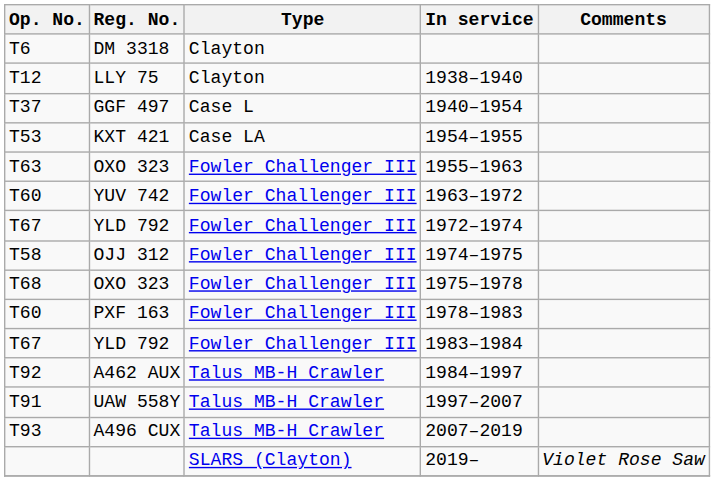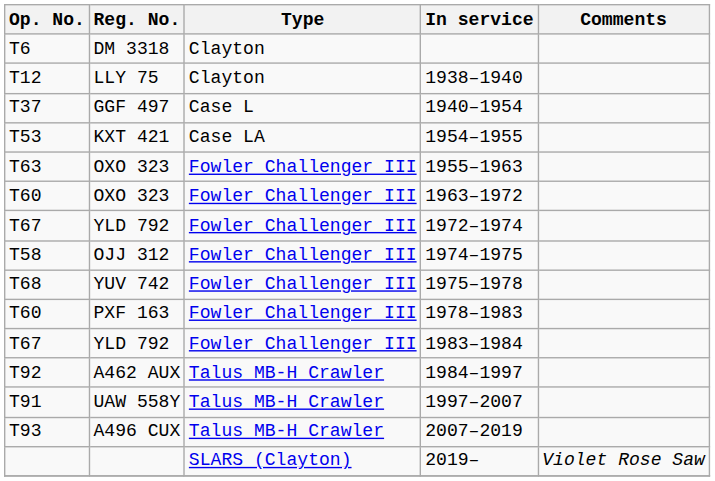(131, 196) YUV 742 -> (131, 196) OXO 323
(131, 284) OXO 323 -> (131, 284) YUV 742
